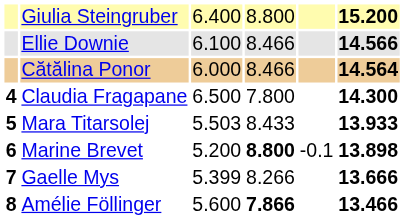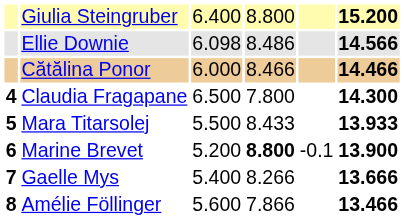(217, 43) 6.100 -> (217, 43) 6.098
(270, 43) 8.466 -> (270, 43) 8.486
(368, 70) 14.564 -> (368, 70) 14.466
(217, 123) 5.503 -> (217, 123) 5.500
(368, 150) 13.898 -> (368, 150) 13.900
(217, 177) 5.399 -> (217, 177) 5.400
(270, 204) bold -> (270, 204) normal
